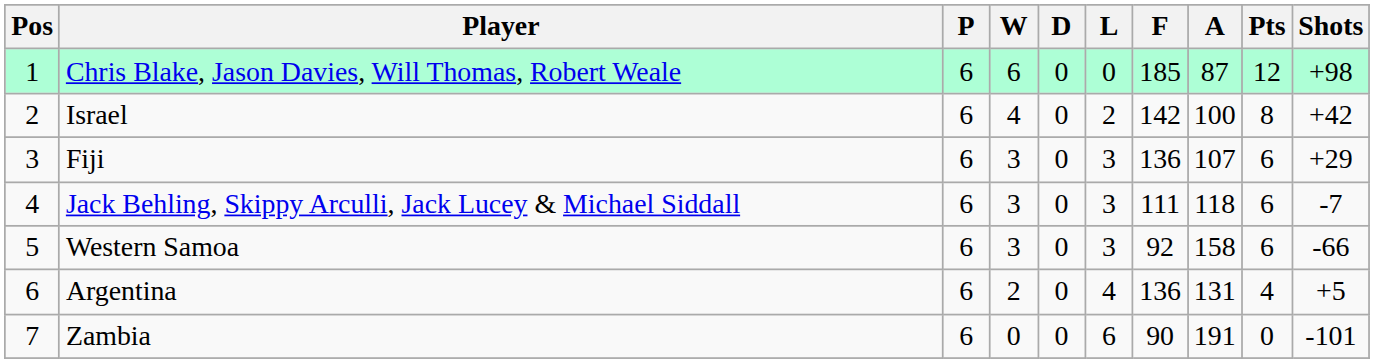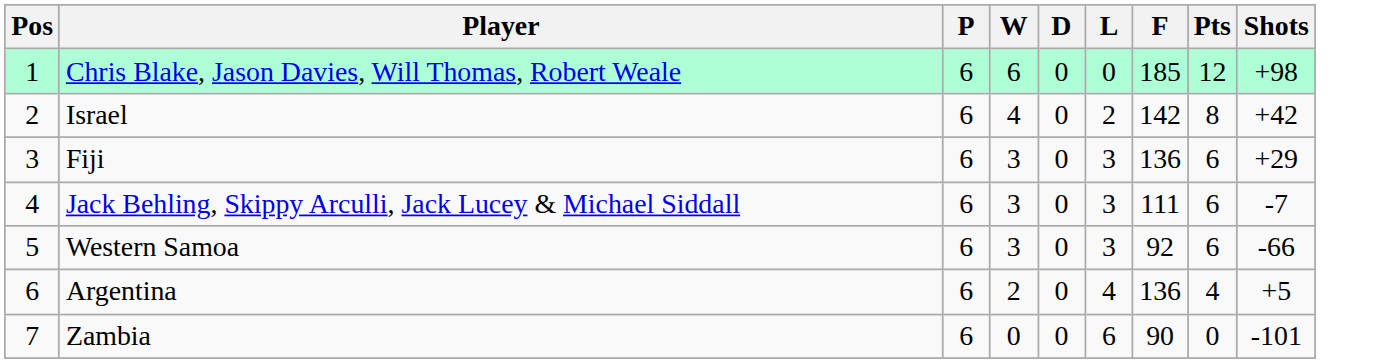- column: (1215, 26)
